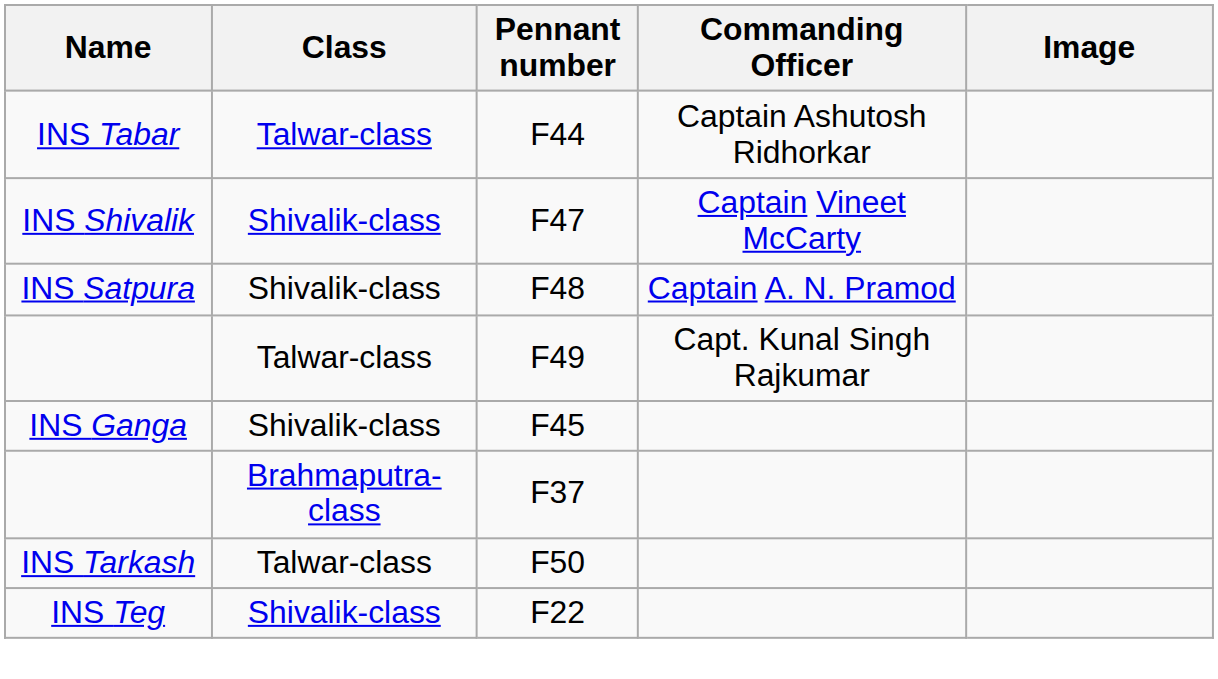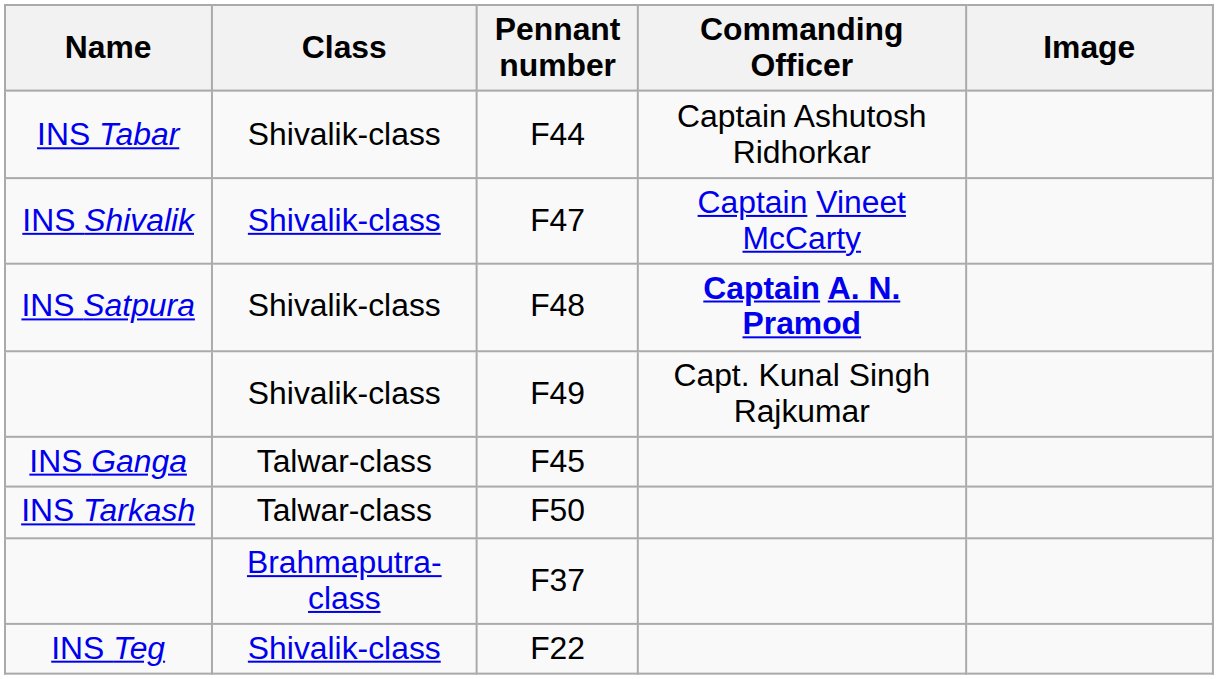(344, 133) Talwar-class -> (344, 133) Shivalik-class
(802, 288) normal -> (802, 306) bold
(344, 357) Talwar-class -> (344, 392) Shivalik-class
(344, 425) Shivalik-class -> (344, 461) Talwar-class
rows swapped: (558, 562) <-> (558, 493)
